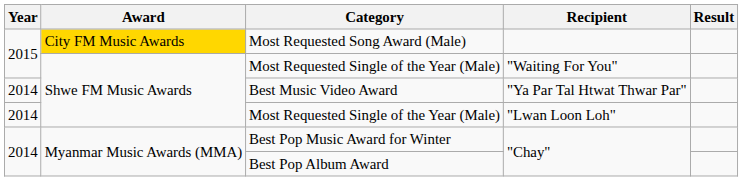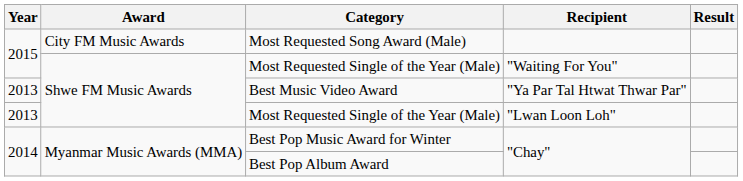(114, 41) gold background -> (114, 41) no background
(23, 90) 2014 -> (23, 90) 2013
(23, 115) 2014 -> (23, 115) 2013
